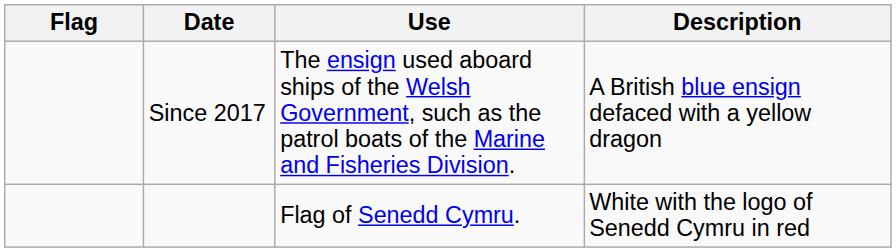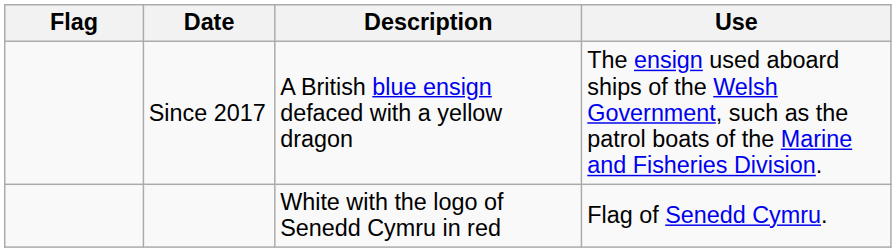columns swapped: (429, 23) <-> (737, 23)
